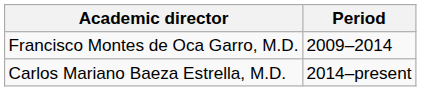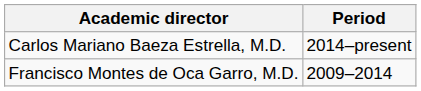rows swapped: (154, 46) <-> (147, 73)
